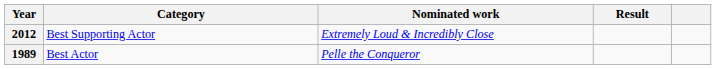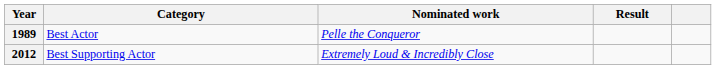rows swapped: (24, 54) <-> (24, 34)
